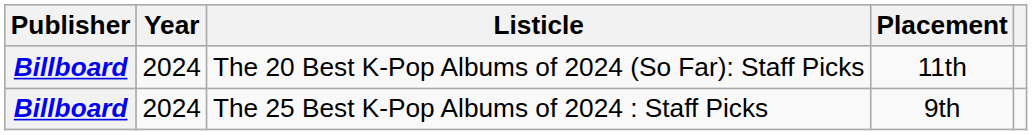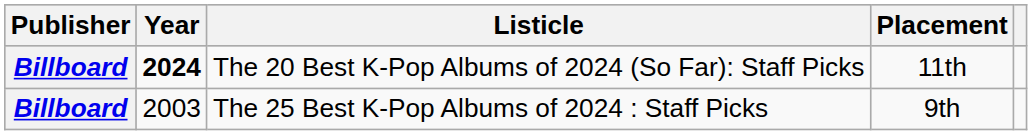(172, 66) normal -> (172, 66) bold
(172, 108) 2024 -> (172, 108) 2003
